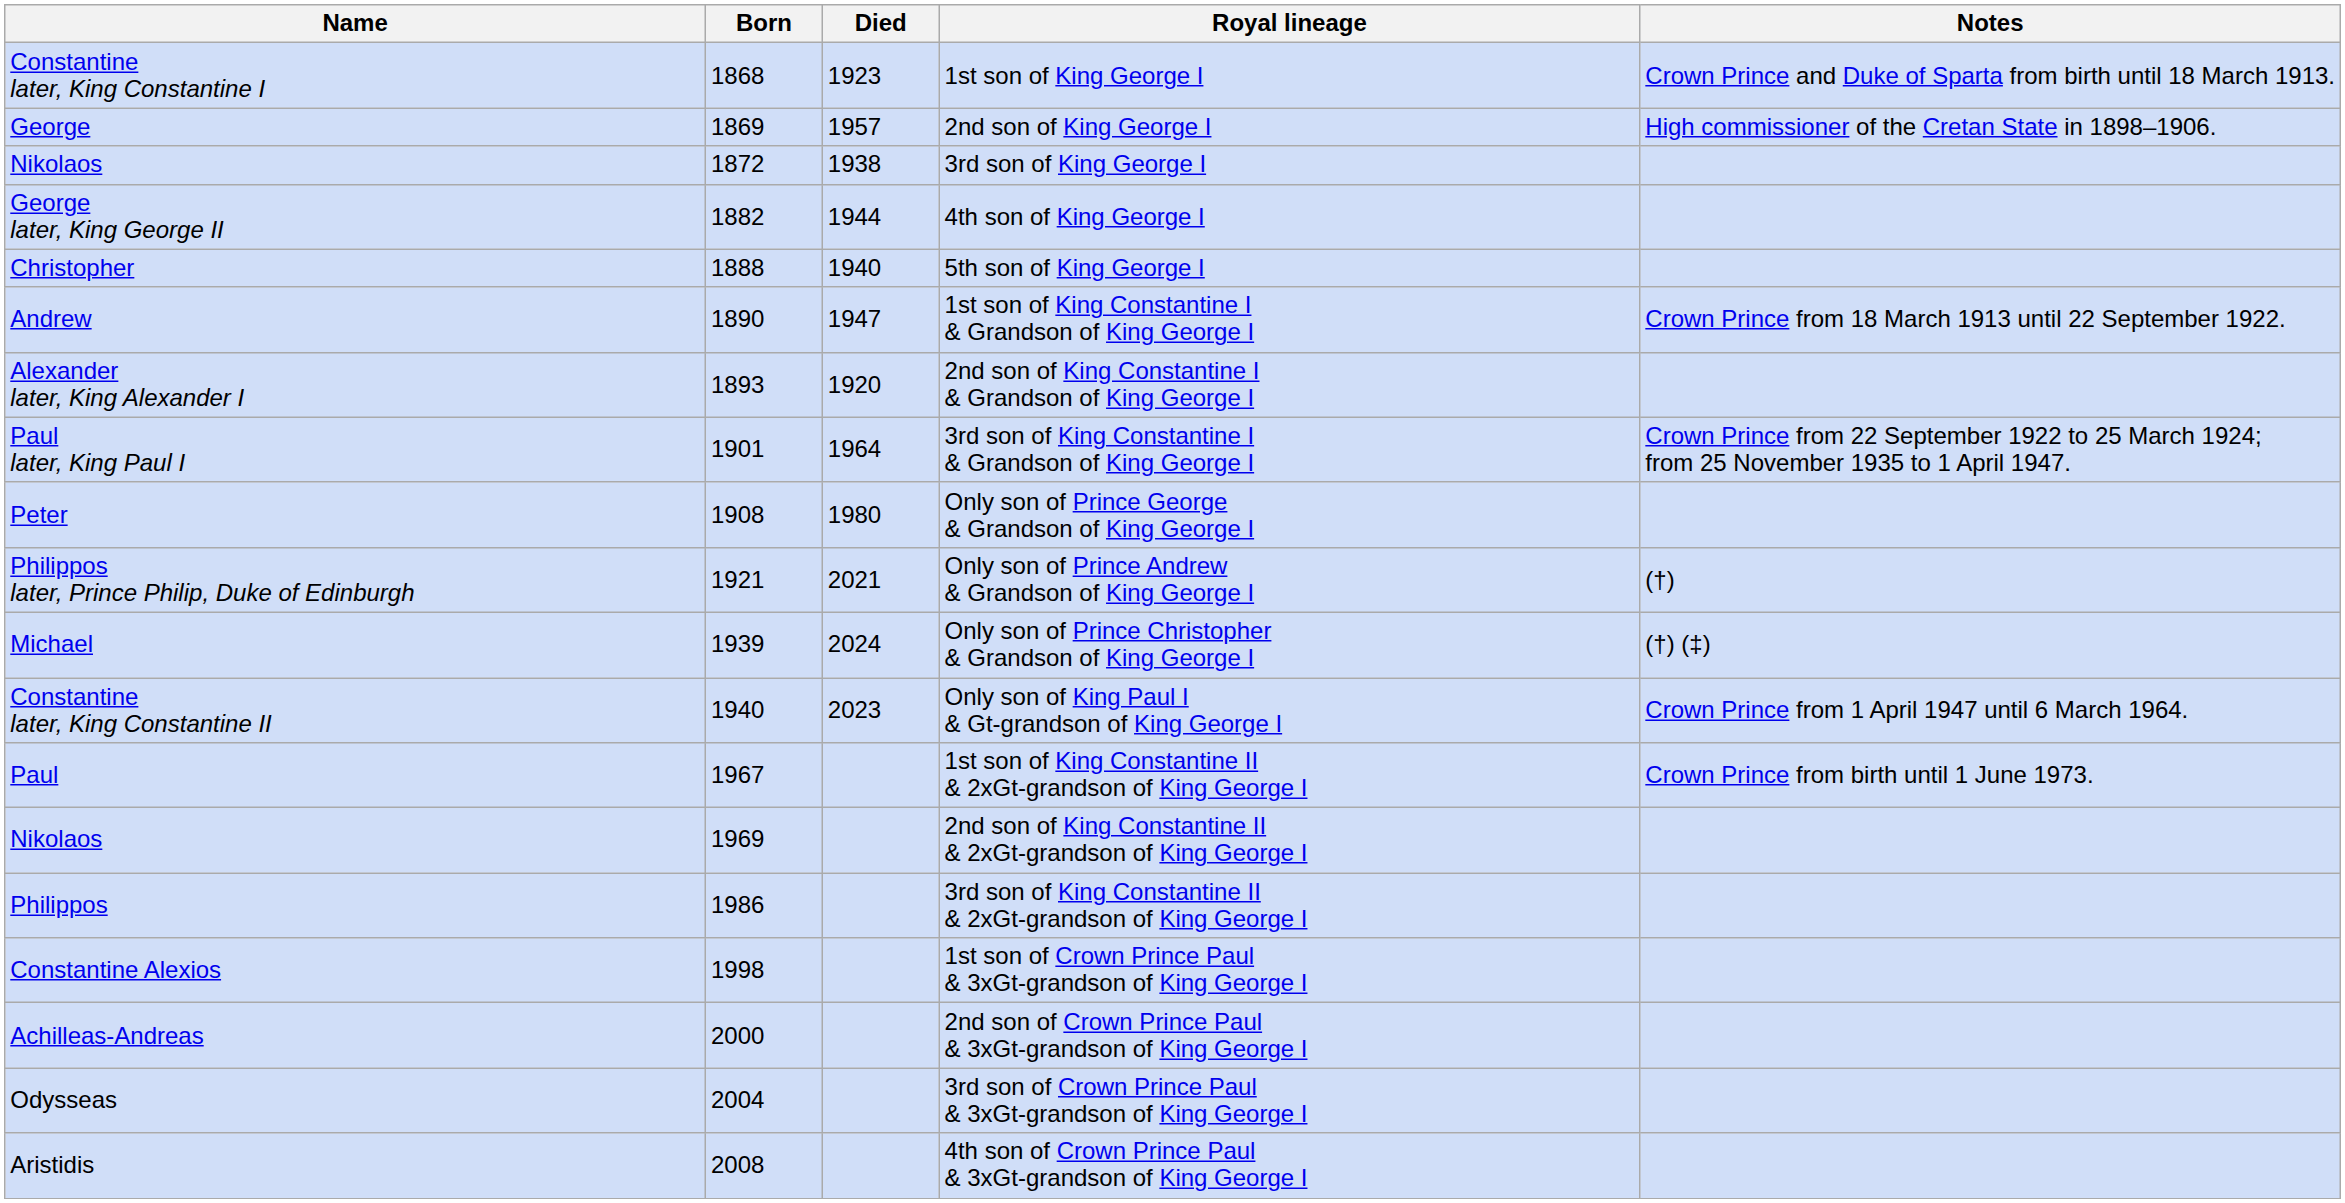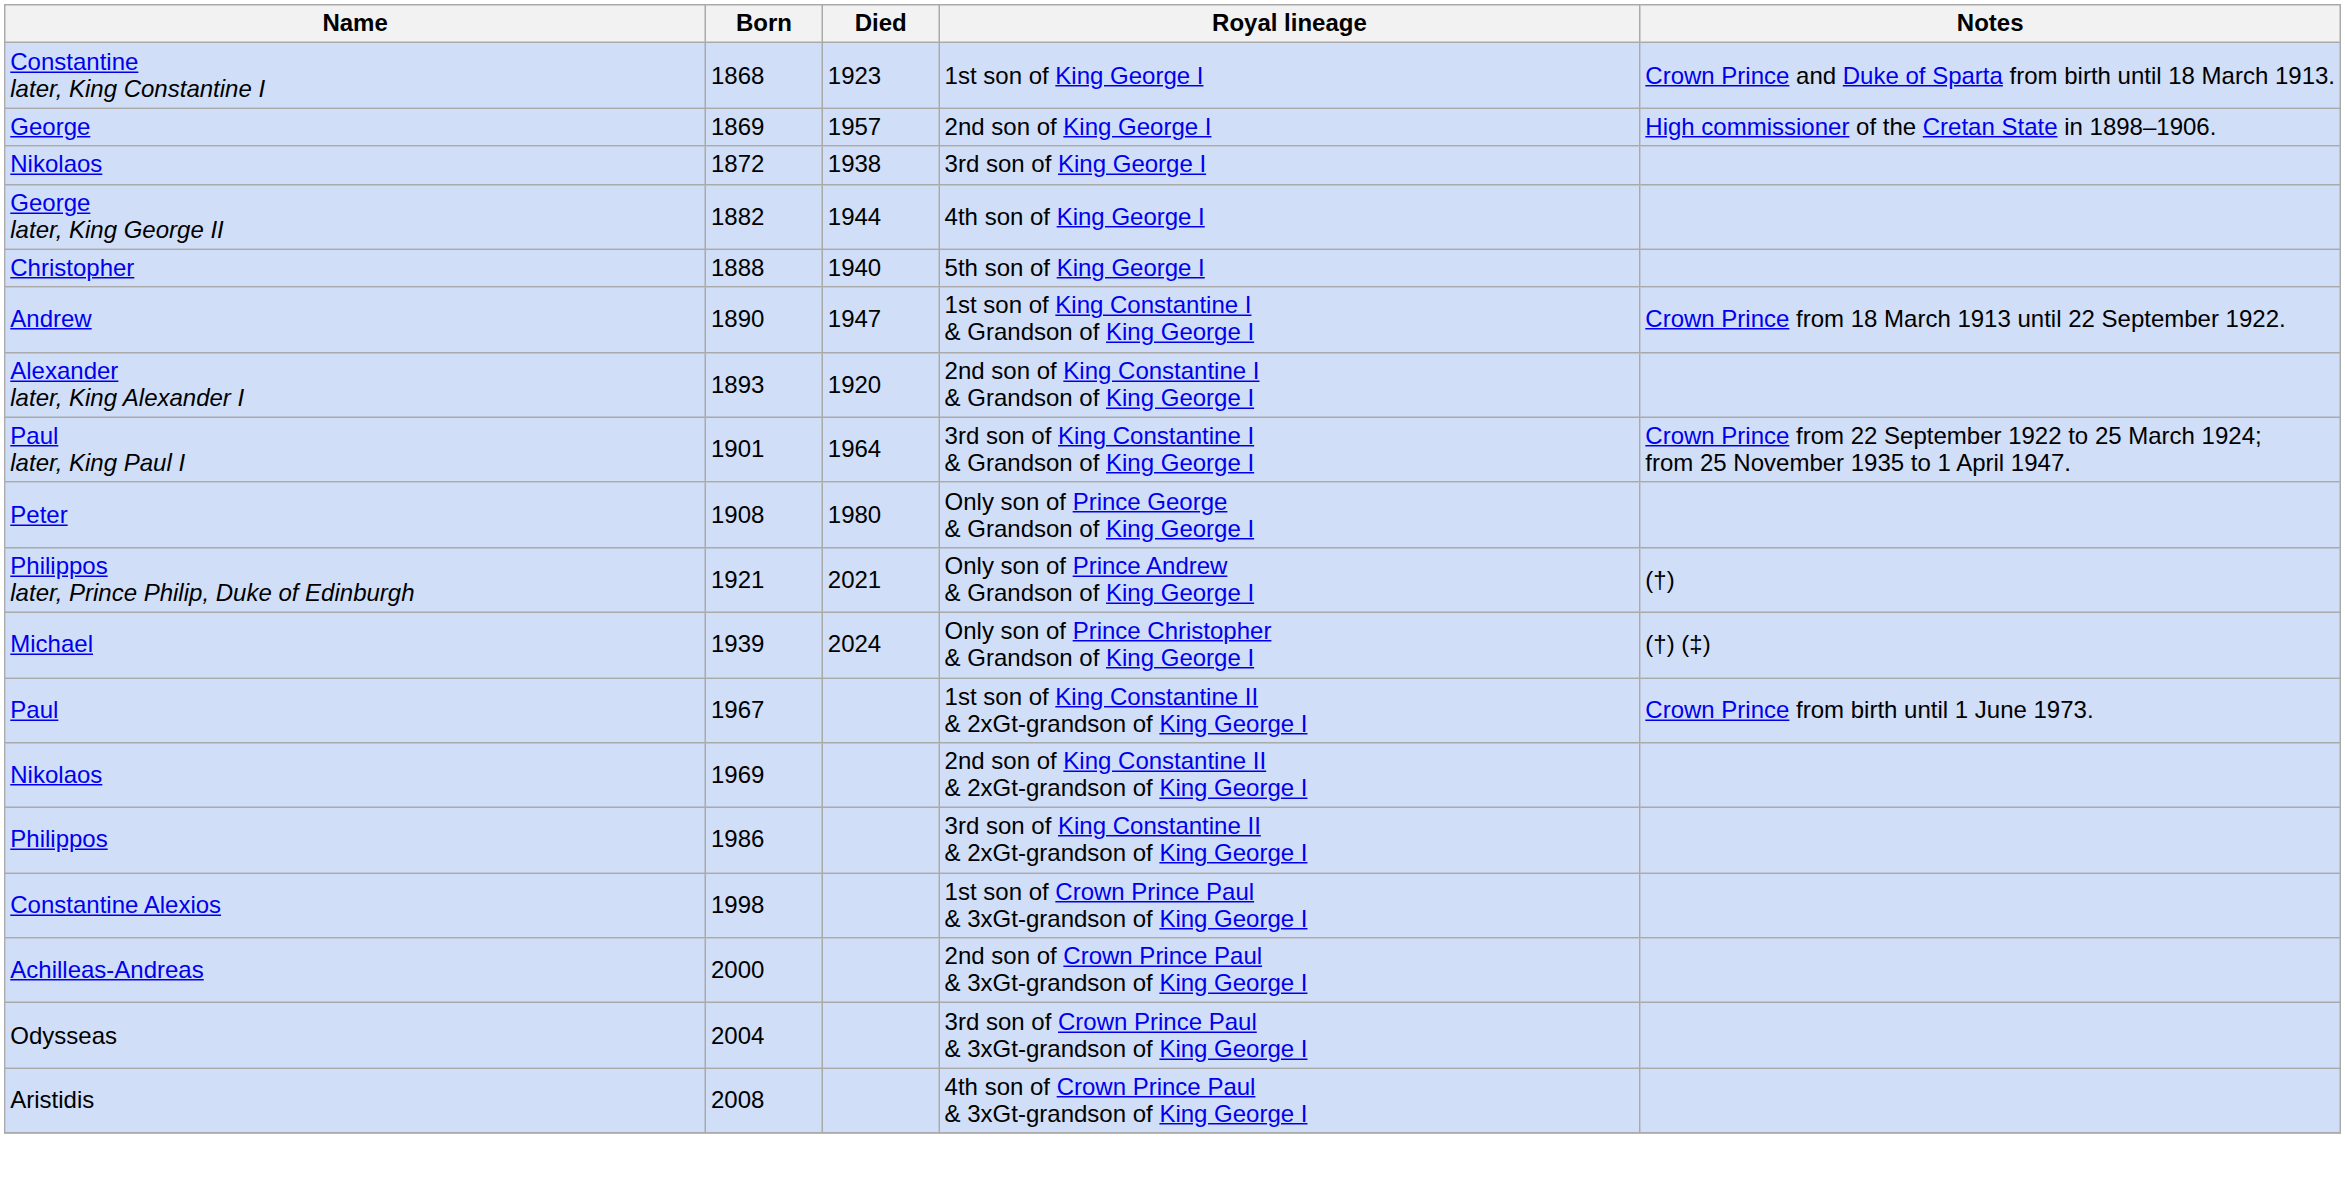- row: (1113, 709)
